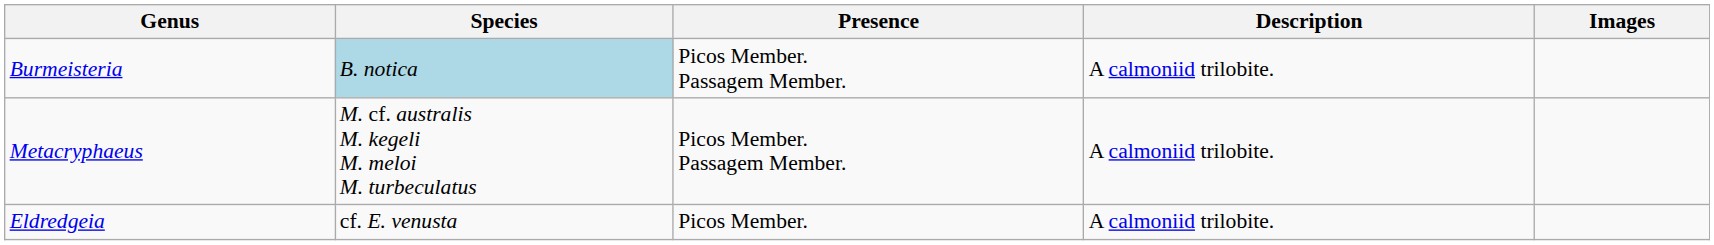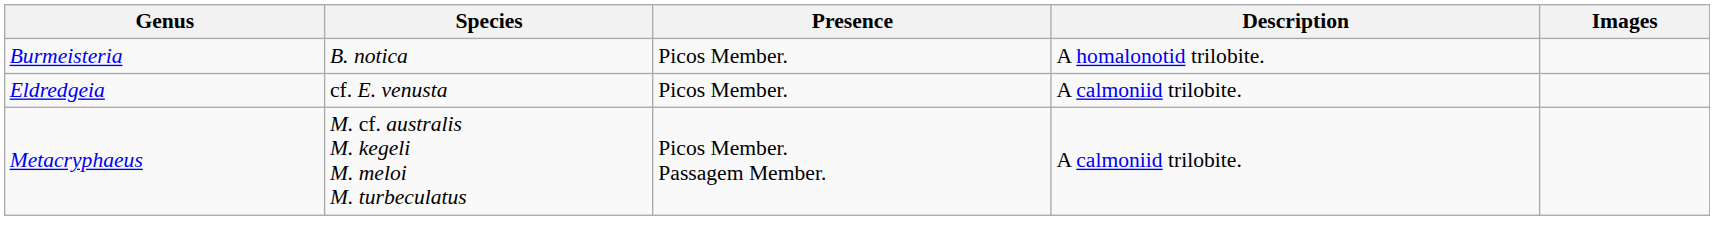(379, 68) lightblue background -> (369, 55) no background
(762, 68) Picos Member. Passagem Member. -> (723, 55) Picos Member.
(1181, 68) A calmoniid trilobite. -> (1161, 55) A homalonotid trilobite.
rows swapped: (57, 221) <-> (76, 150)
